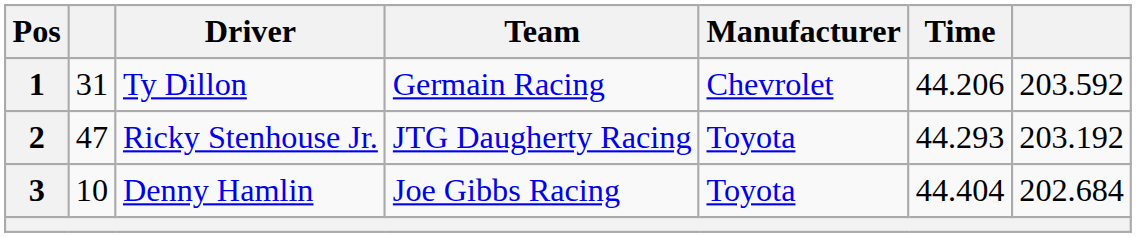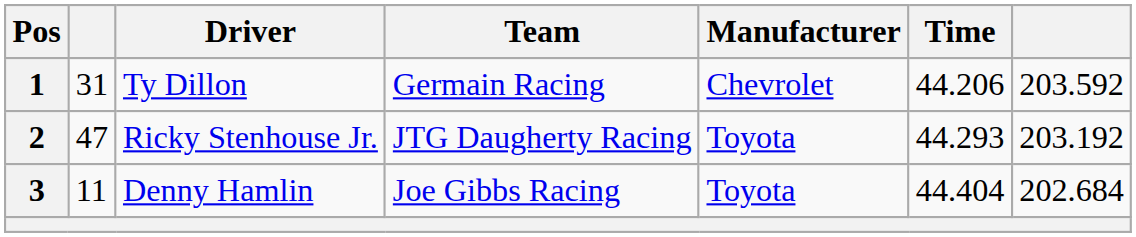(92, 190) 10 -> (91, 190) 11
